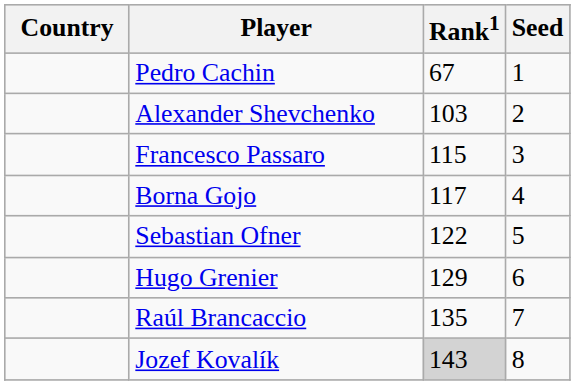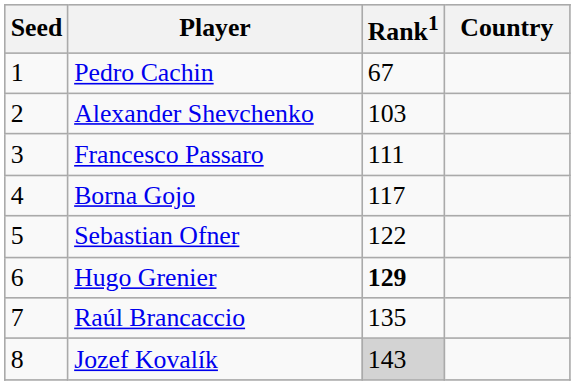columns swapped: (67, 28) <-> (537, 28)
(448, 154) 115 -> (386, 154) 111
(448, 277) normal -> (387, 277) bold
